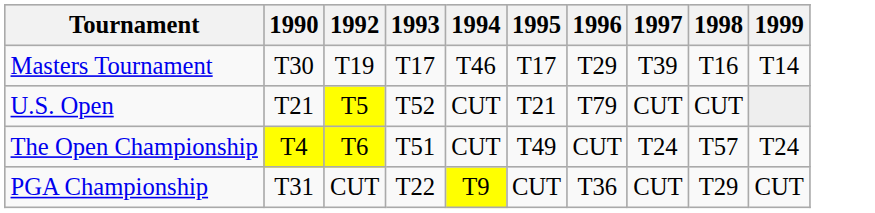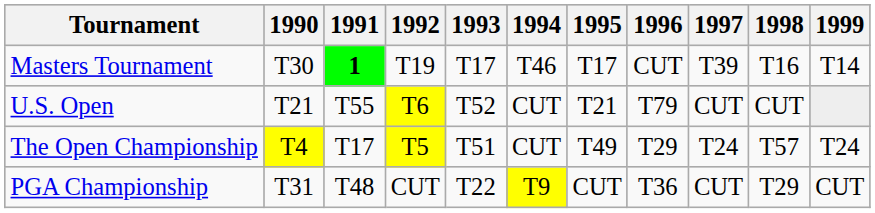+ column: (355, 24)
(597, 65) T29 -> (658, 65) CUT
(355, 106) T5 -> (415, 106) T6
(355, 146) T6 -> (415, 146) T5
(597, 146) CUT -> (658, 146) T29
